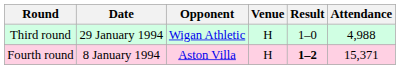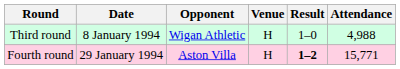(121, 34) 29 January 1994 -> (121, 34) 8 January 1994
(121, 54) 8 January 1994 -> (121, 54) 29 January 1994
(361, 54) 15,371 -> (361, 54) 15,771
